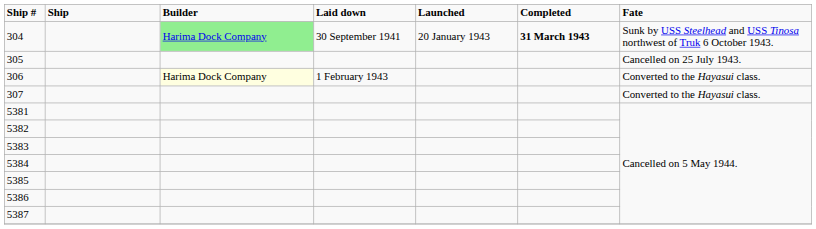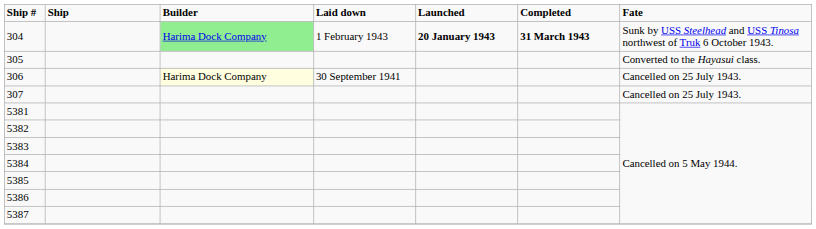(358, 36) 30 September 1941 -> (352, 36) 1 February 1943
(454, 36) normal -> (456, 36) bold
(682, 59) Cancelled on 25 July 1943. -> (691, 59) Converted to the Hayasui class.
(352, 77) 1 February 1943 -> (358, 77) 30 September 1941
(691, 77) Converted to the Hayasui class. -> (682, 77) Cancelled on 25 July 1943.
(691, 94) Converted to the Hayasui class. -> (682, 94) Cancelled on 25 July 1943.
